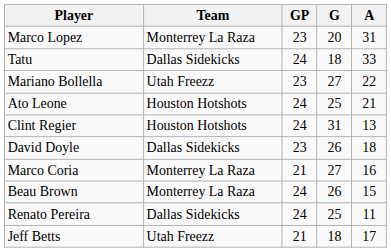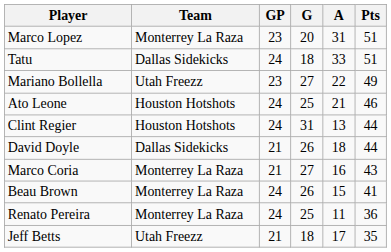+ column: (371, 15)
(300, 147) 23 -> (275, 147) 21
(193, 214) Dallas Sidekicks -> (189, 214) Monterrey La Raza
